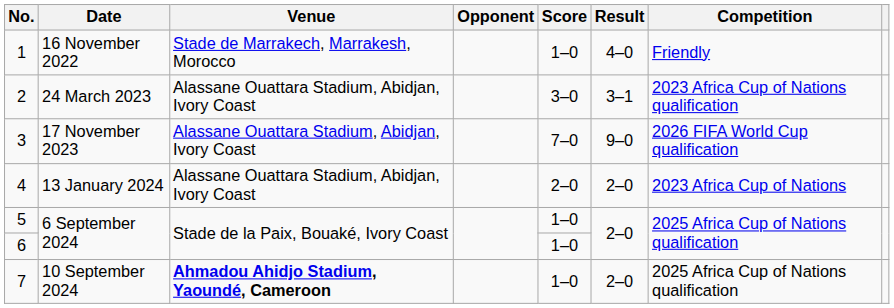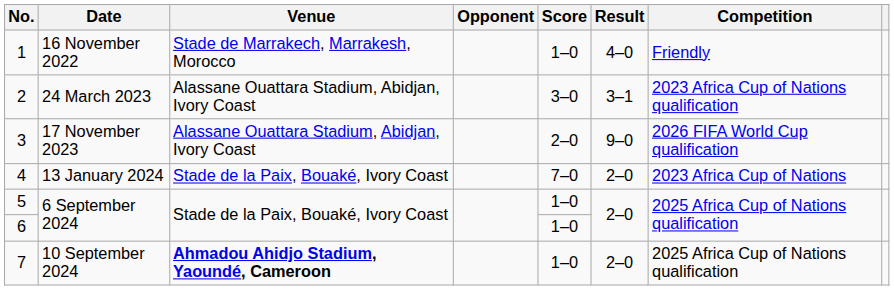(564, 140) 7–0 -> (564, 140) 2–0
(306, 185) Alassane Ouattara Stadium, Abidjan, Ivory Coast -> (311, 176) Stade de la Paix, Bouaké, Ivory Coast
(564, 185) 2–0 -> (564, 176) 7–0
